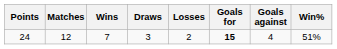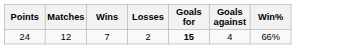- column: (148, 17)
(312, 37) 51% -> (271, 37) 66%
